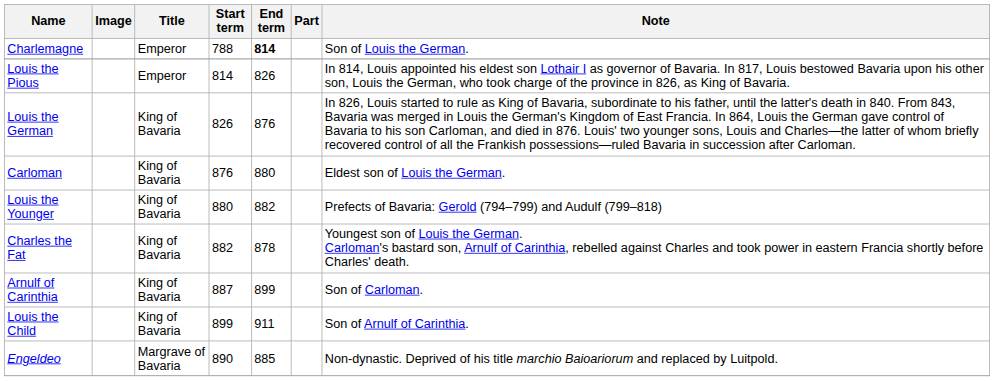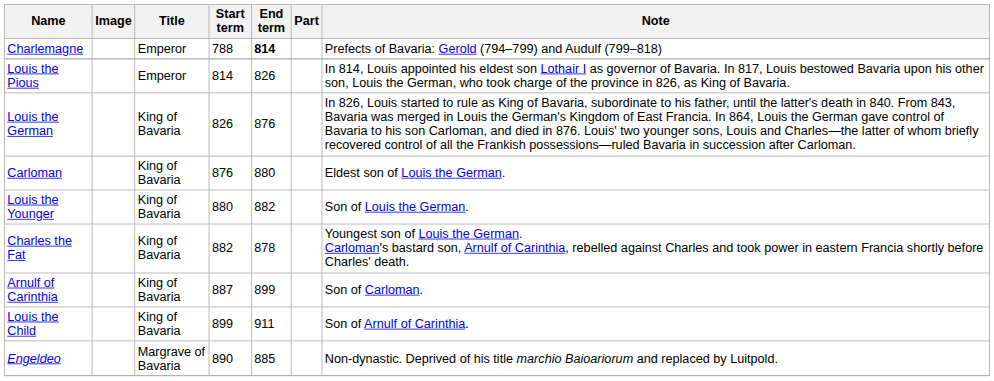(397, 48) Son of Louis the German. -> (493, 48) Prefects of Bavaria: Gerold (794–799) and Audulf (799–818)
(493, 207) Prefects of Bavaria: Gerold (794–799) and Audulf (799–818) -> (397, 207) Son of Louis the German.
